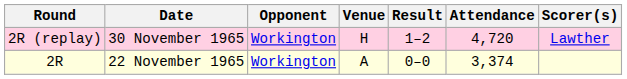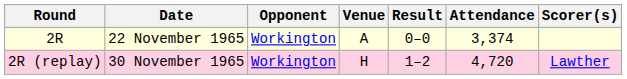rows swapped: (55, 62) <-> (55, 39)
